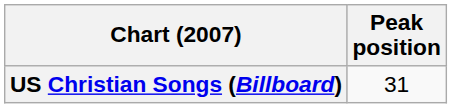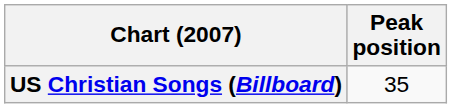(397, 84) 31 -> (397, 84) 35
